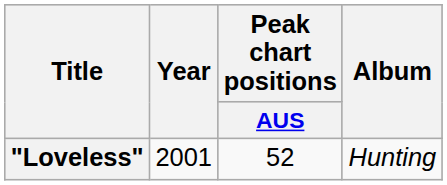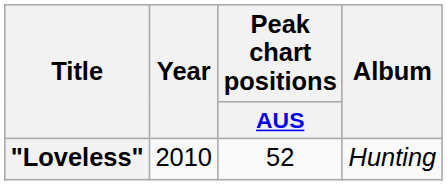(184, 158) 2001 -> (184, 158) 2010
